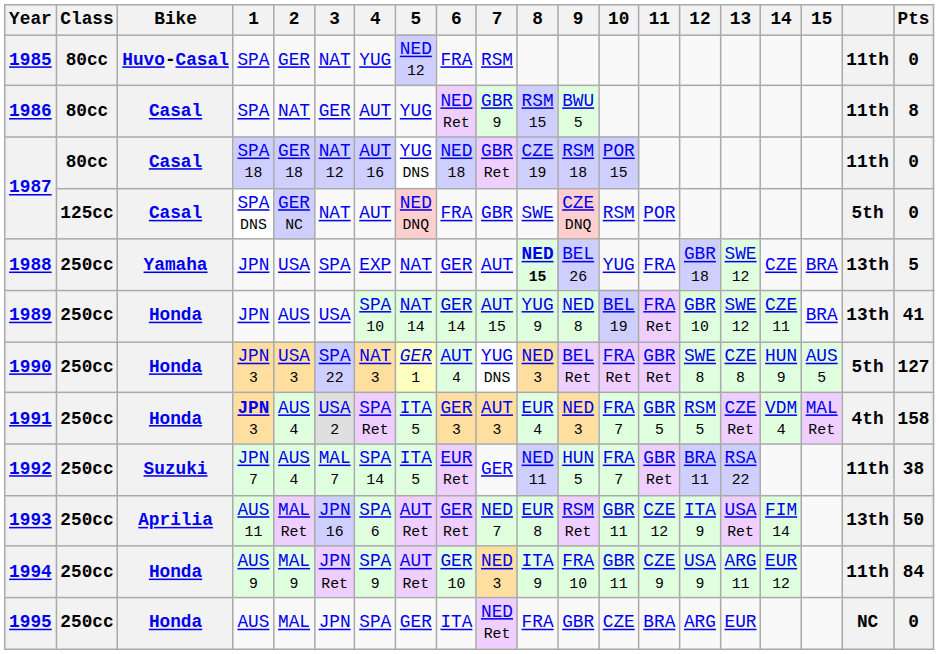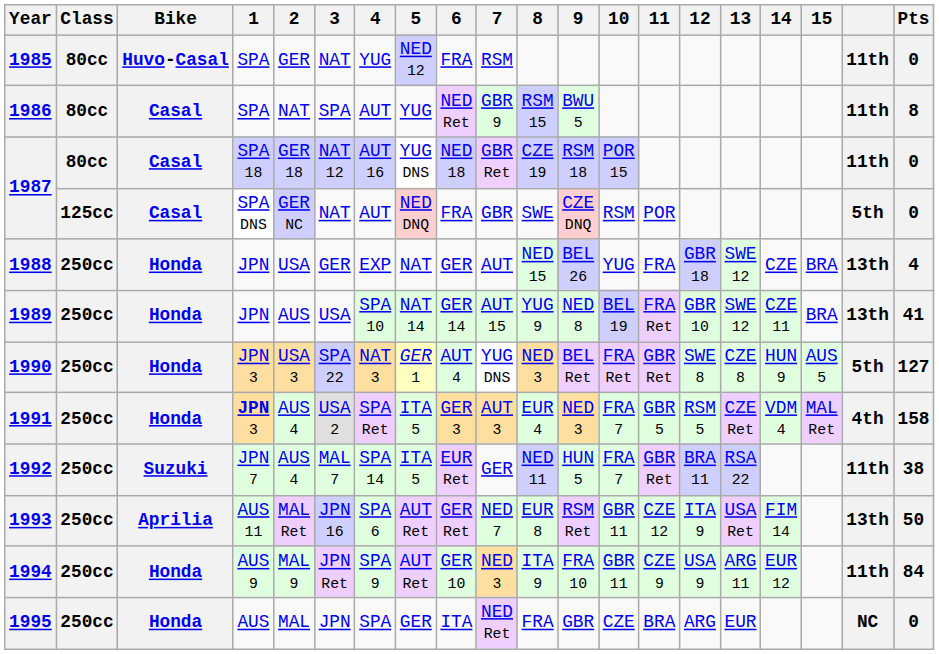(335, 111) GER -> (335, 111) SPA
(176, 265) Yamaha -> (176, 265) Honda
(335, 265) SPA -> (335, 265) GER
(538, 265) bold -> (538, 264) normal
(914, 265) 5 -> (914, 265) 4
